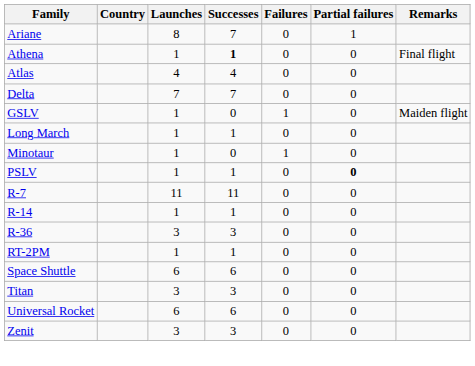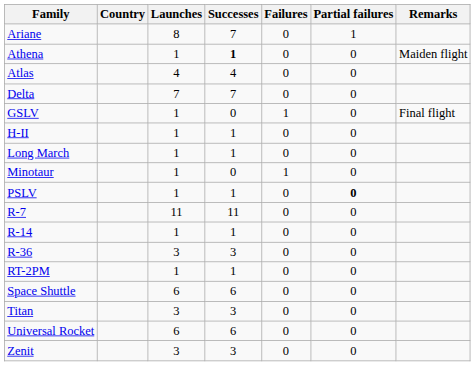(427, 53) Final flight -> (433, 53) Maiden flight
(433, 113) Maiden flight -> (427, 113) Final flight
+ row: (18, 133)
